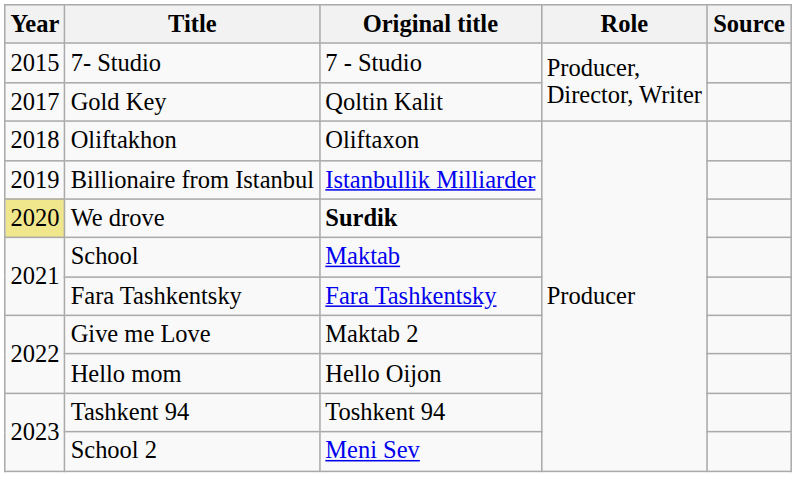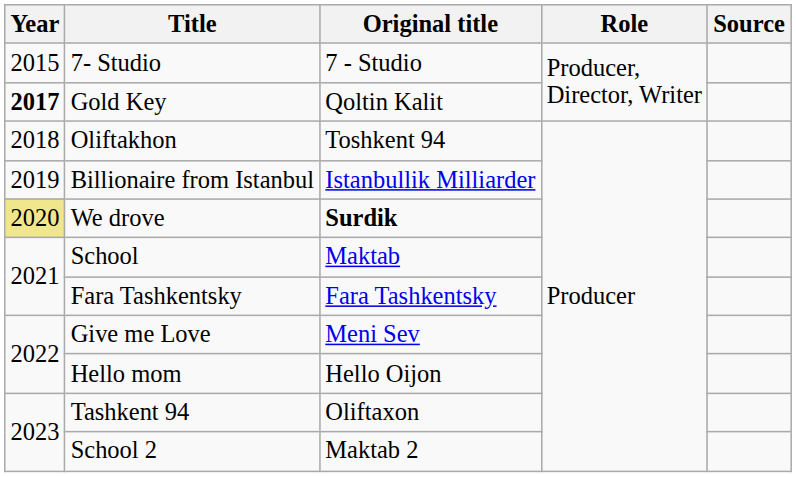(35, 101) normal -> (35, 101) bold
(372, 140) Oliftaxon -> (385, 140) Toshkent 94
(372, 334) Maktab 2 -> (373, 334) Meni Sev
(385, 412) Toshkent 94 -> (372, 412) Oliftaxon
(373, 450) Meni Sev -> (372, 450) Maktab 2
